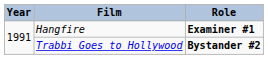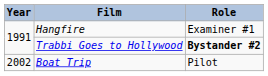(221, 29) bold -> (221, 29) normal
+ row: (64, 62)
